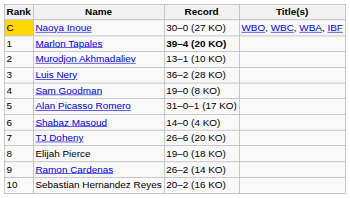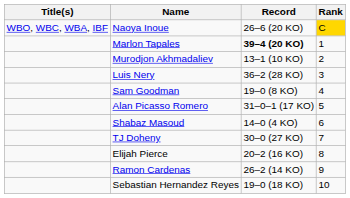columns swapped: (19, 12) <-> (292, 12)
(196, 28) 30–0 (27 KO) -> (273, 28) 26–6 (20 KO)
(196, 138) 26–6 (20 KO) -> (273, 138) 30–0 (27 KO)
(196, 153) 19–0 (18 KO) -> (273, 153) 20–2 (16 KO)
(196, 185) 20–2 (16 KO) -> (273, 185) 19–0 (18 KO)
